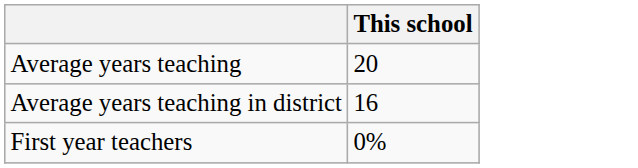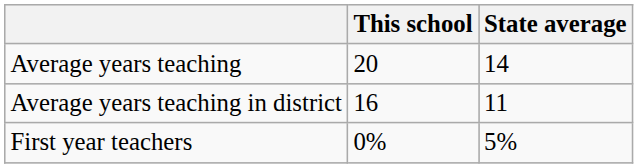+ column: (555, 24)
